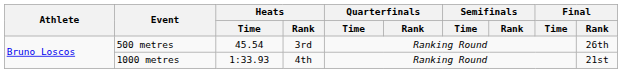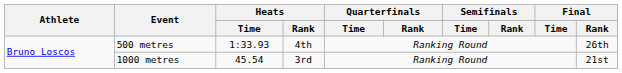(249, 44) 45.54 -> (249, 44) 1:33.93
(303, 44) 3rd -> (303, 44) 4th
(249, 60) 1:33.93 -> (249, 60) 45.54
(303, 60) 4th -> (303, 60) 3rd
